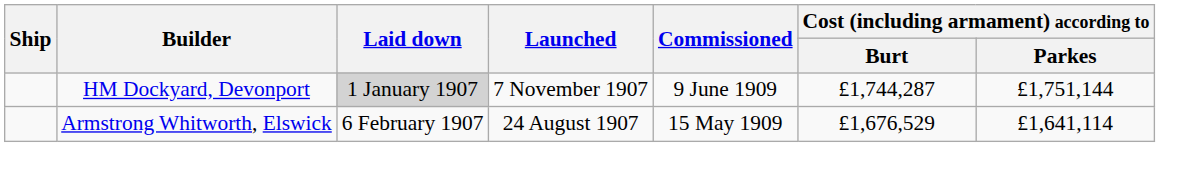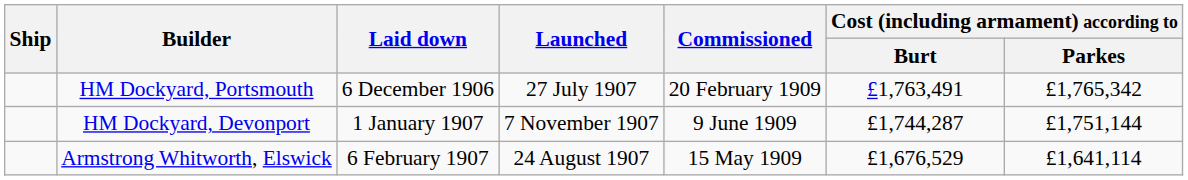+ row: (196, 89)
(413, 89) lightgrey background -> (418, 123) no background
